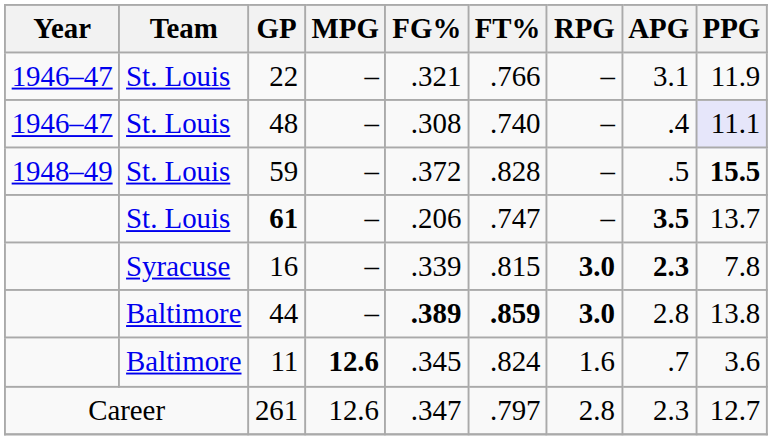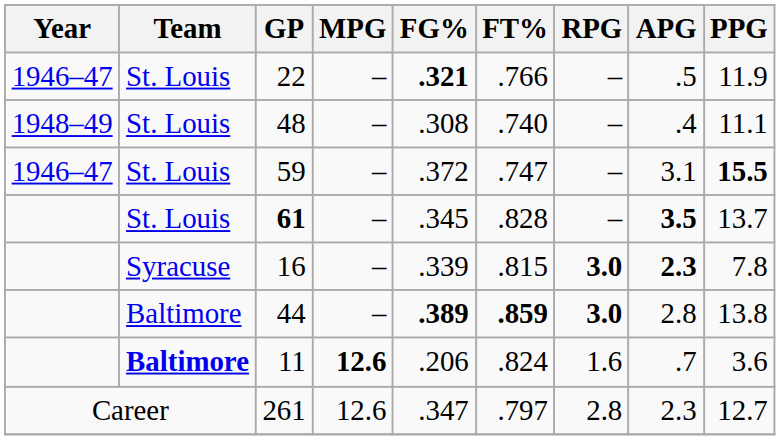(436, 76) normal -> (444, 76) bold
(671, 76) 3.1 -> (686, 76) .5
(62, 123) 1946–47 -> (62, 123) 1948–49
(736, 123) lavender background -> (743, 123) no background
(62, 171) 1948–49 -> (62, 171) 1946–47
(515, 171) .828 -> (523, 171) .747
(678, 171) .5 -> (679, 171) 3.1
(436, 218) .206 -> (444, 218) .345
(515, 218) .747 -> (523, 218) .828
(184, 361) normal -> (188, 361) bold
(436, 361) .345 -> (444, 361) .206
